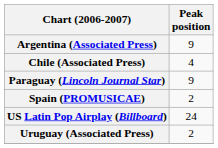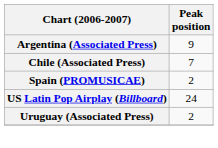(191, 62) 4 -> (191, 62) 7
- row: (87, 80)
